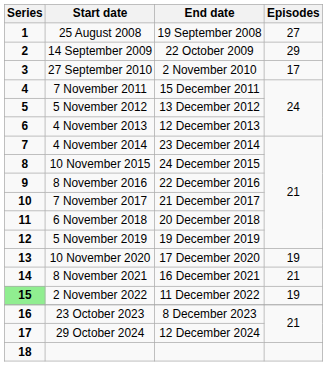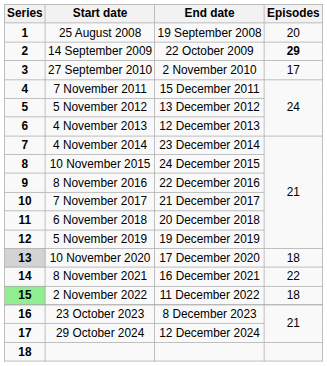(293, 32) 27 -> (293, 32) 20
(293, 51) normal -> (293, 51) bold
(25, 257) no background -> (25, 257) lightgrey background
(293, 257) 19 -> (293, 257) 18
(293, 276) 21 -> (293, 276) 22
(293, 295) 19 -> (293, 295) 18
